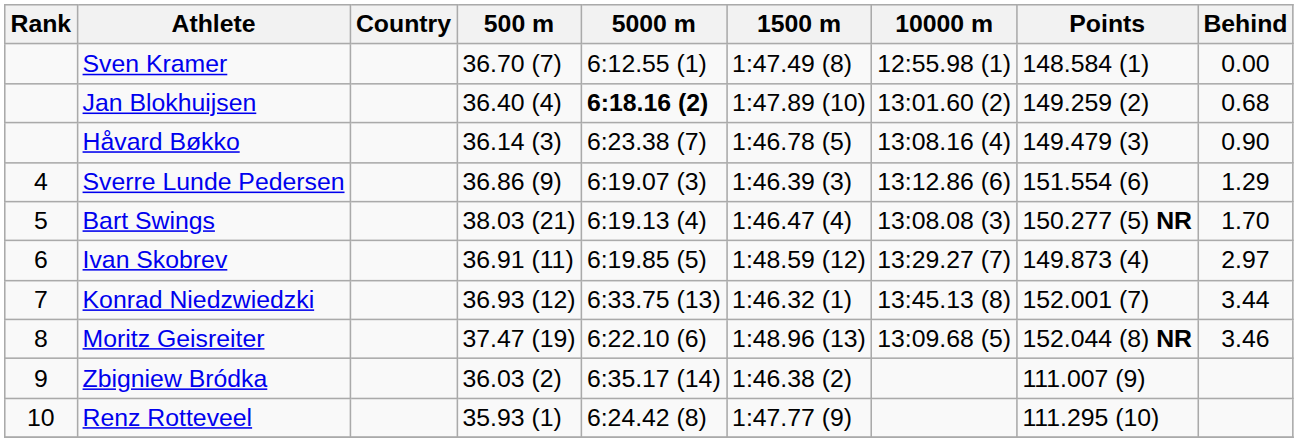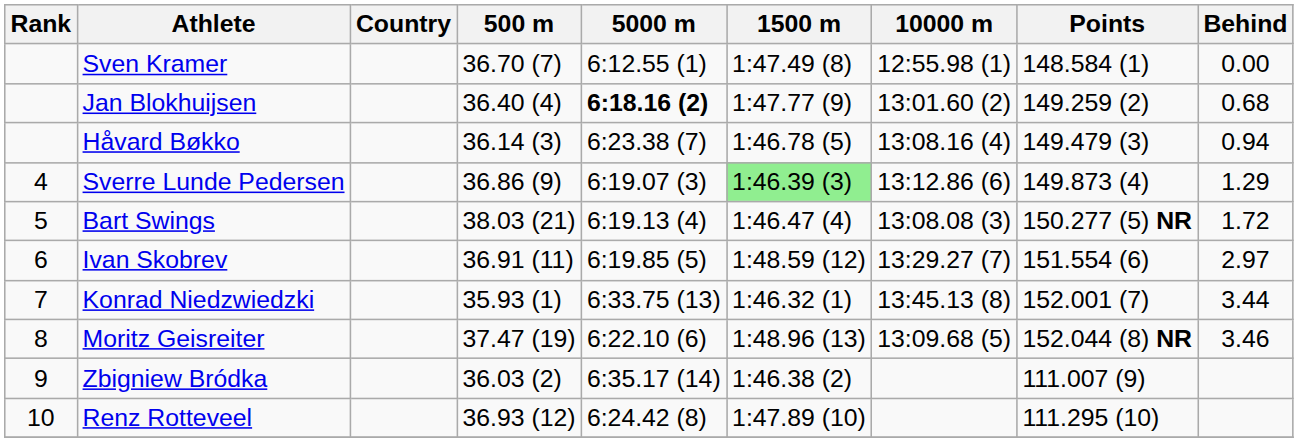(799, 102) 1:47.89 (10) -> (792, 102) 1:47.77 (9)
(1245, 142) 0.90 -> (1245, 142) 0.94
(792, 181) no background -> (792, 181) lightgreen background
(1086, 181) 151.554 (6) -> (1086, 181) 149.873 (4)
(1245, 220) 1.70 -> (1245, 220) 1.72
(1086, 260) 149.873 (4) -> (1086, 260) 151.554 (6)
(519, 299) 36.93 (12) -> (512, 299) 35.93 (1)
(512, 417) 35.93 (1) -> (519, 417) 36.93 (12)
(792, 417) 1:47.77 (9) -> (799, 417) 1:47.89 (10)
